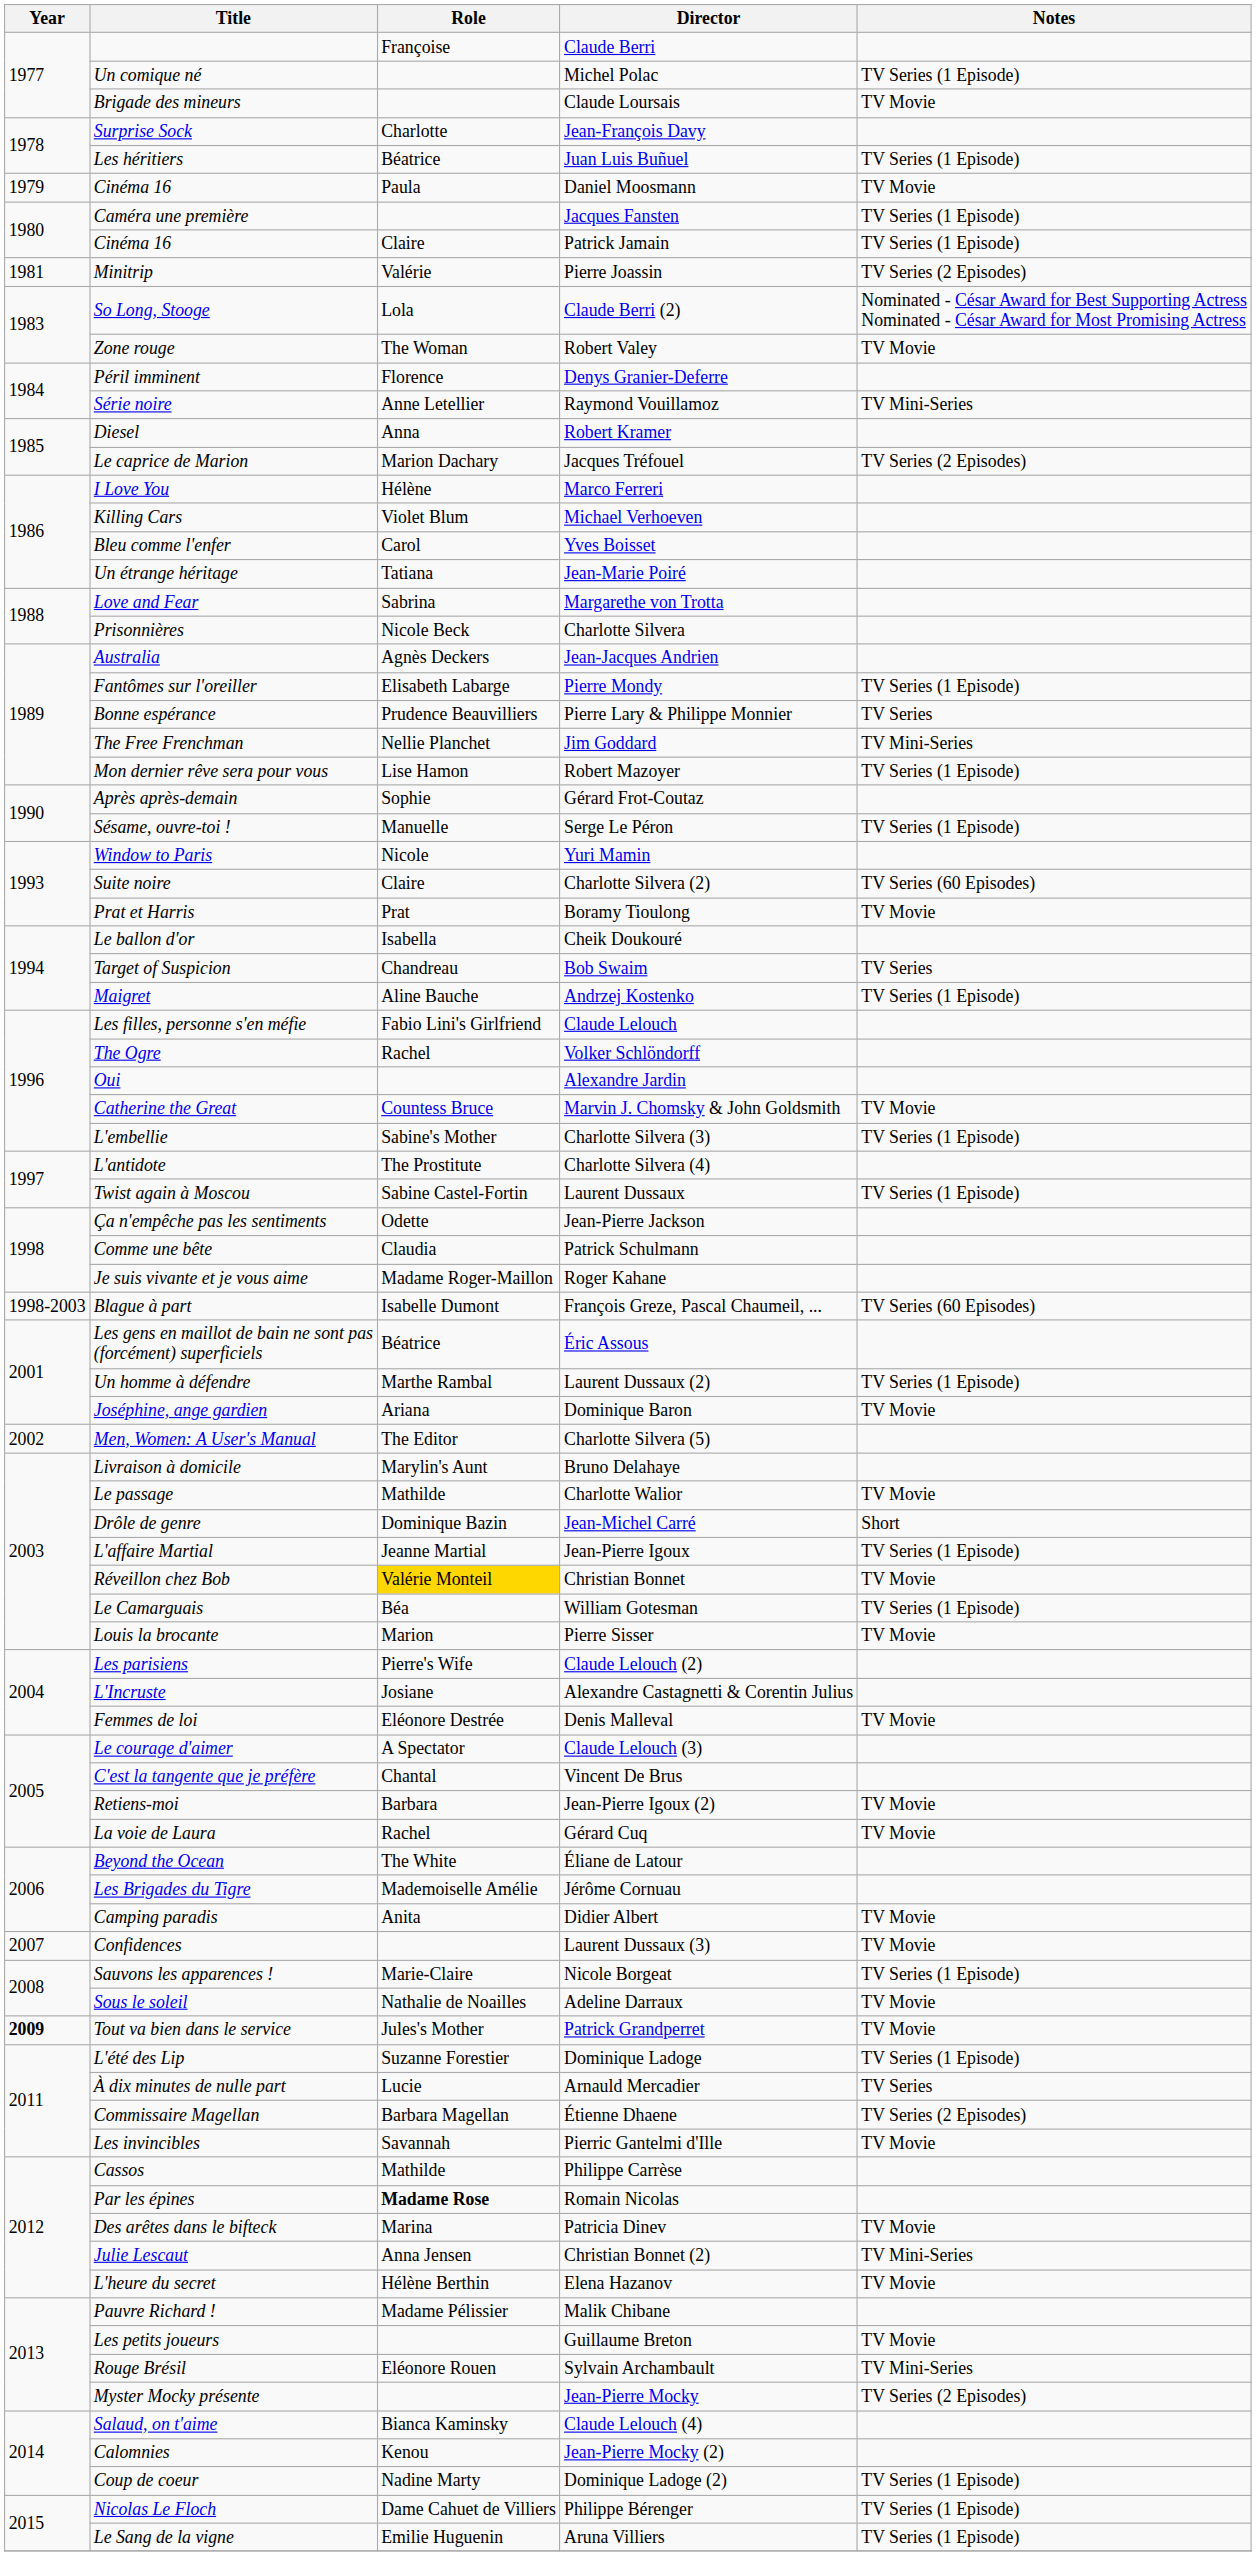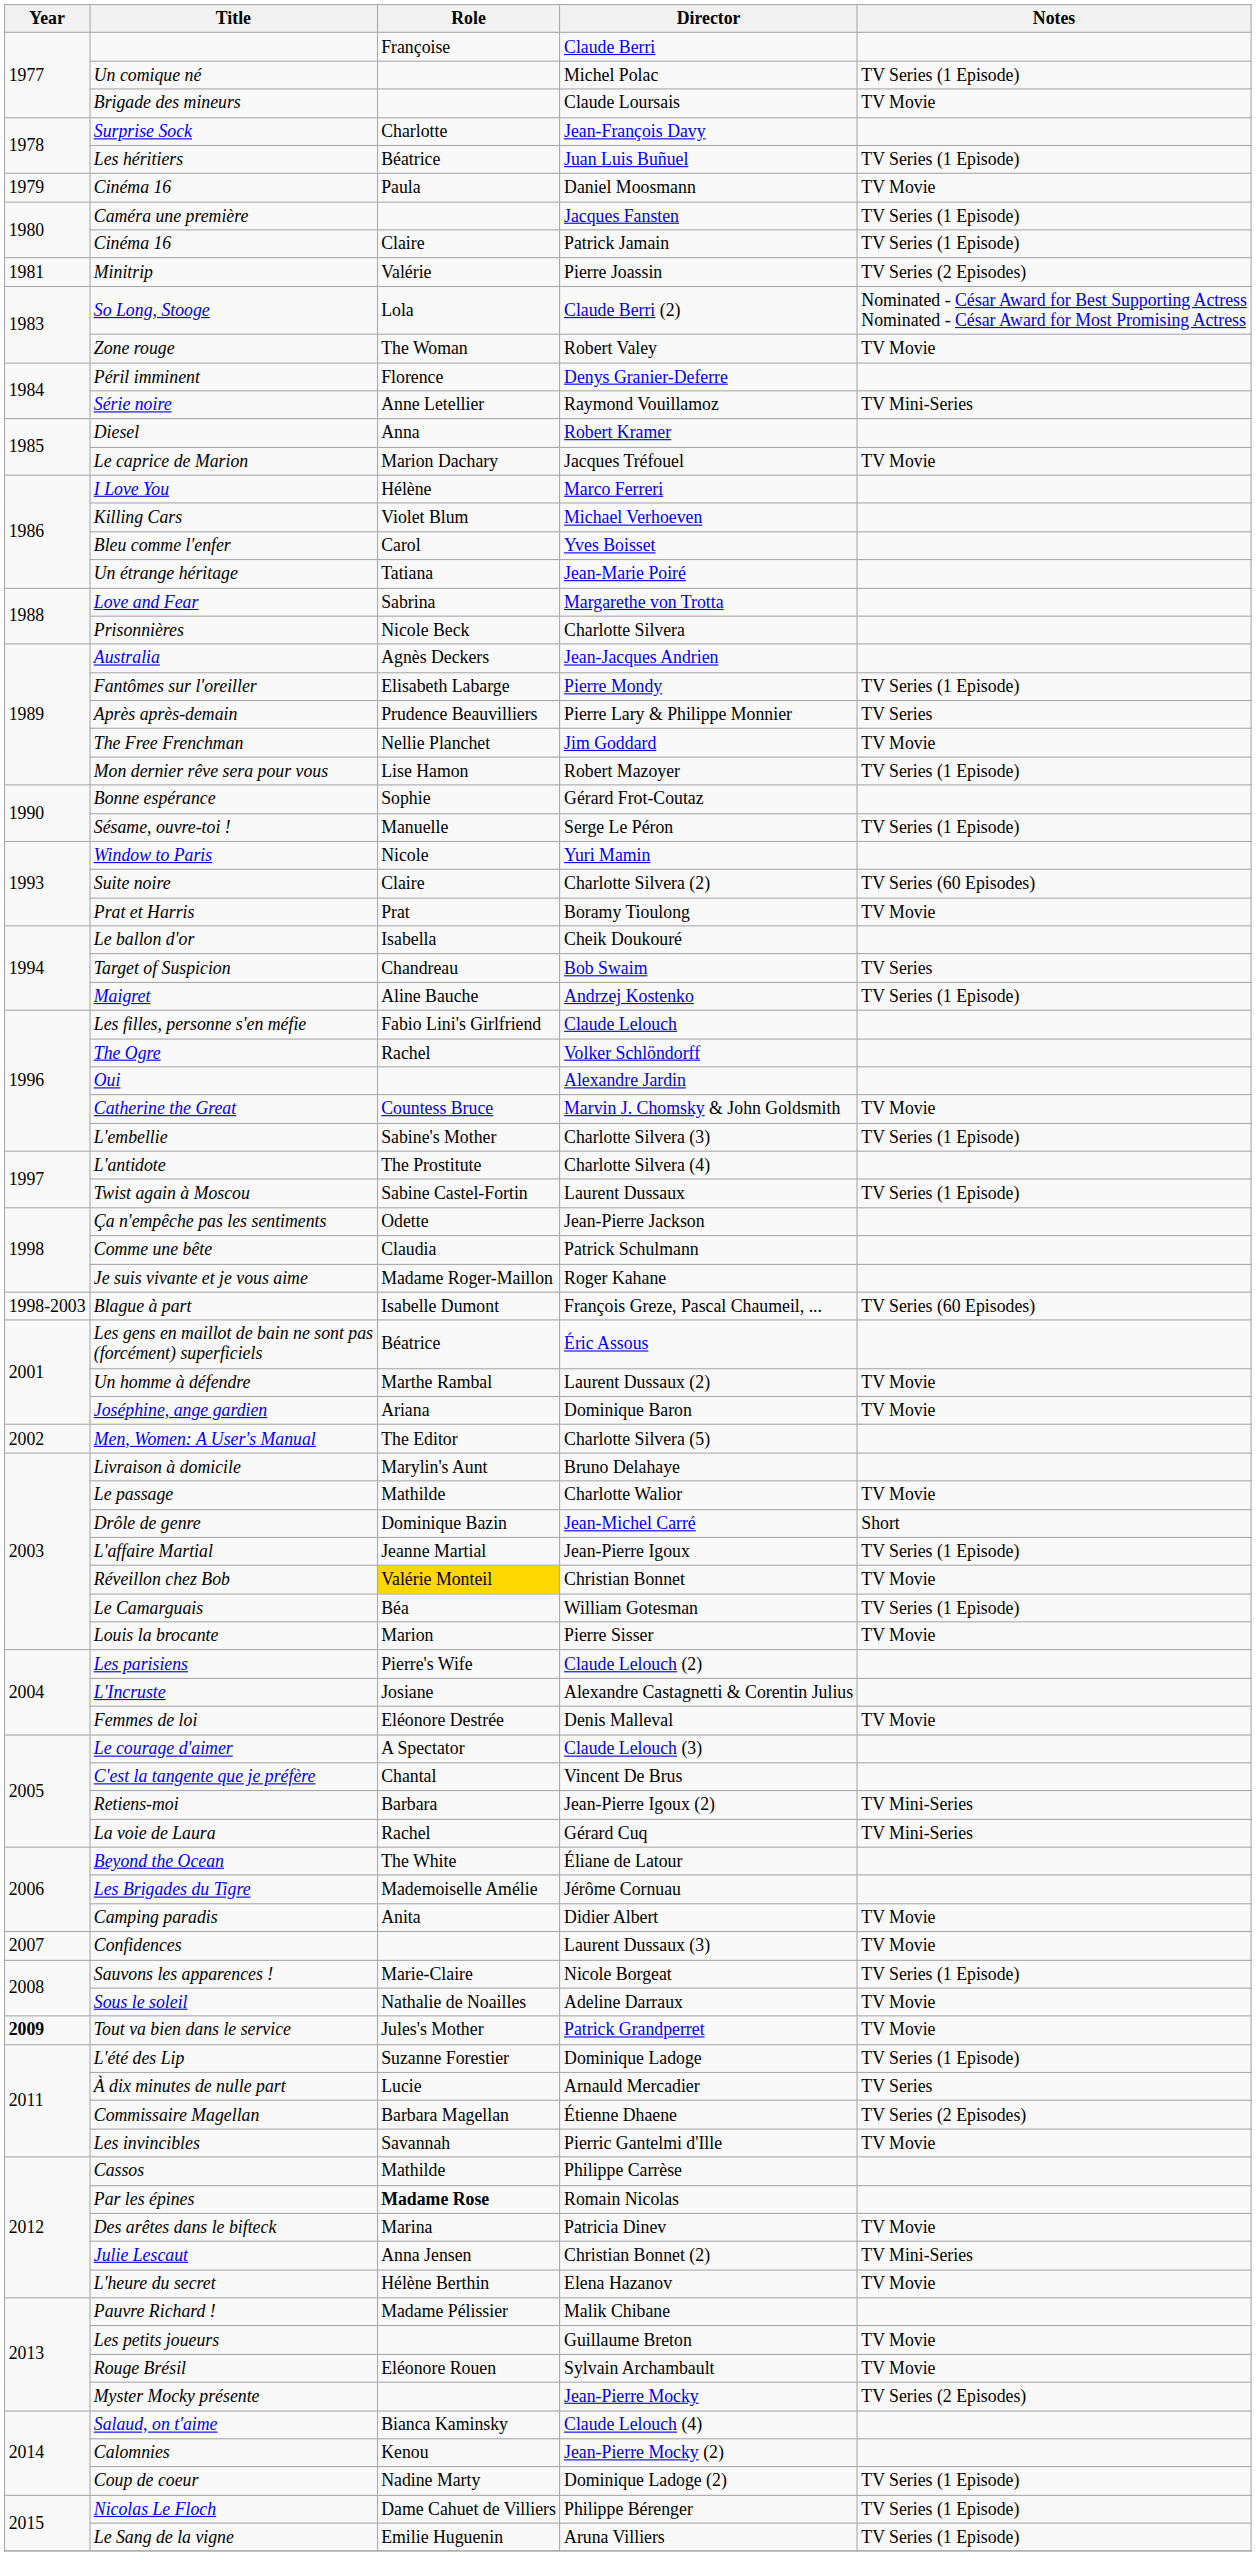(944, 461) TV Series (2 Episodes) -> (898, 461) TV Movie
(155, 714) Bonne espérance -> (166, 714) Après après-demain
(917, 742) TV Mini-Series -> (898, 742) TV Movie
(166, 799) Après après-demain -> (155, 799) Bonne espérance
(940, 1382) TV Series (1 Episode) -> (898, 1382) TV Movie
(898, 1804) TV Movie -> (917, 1804) TV Mini-Series
(898, 1833) TV Movie -> (917, 1833) TV Mini-Series
(917, 2368) TV Mini-Series -> (898, 2368) TV Movie
